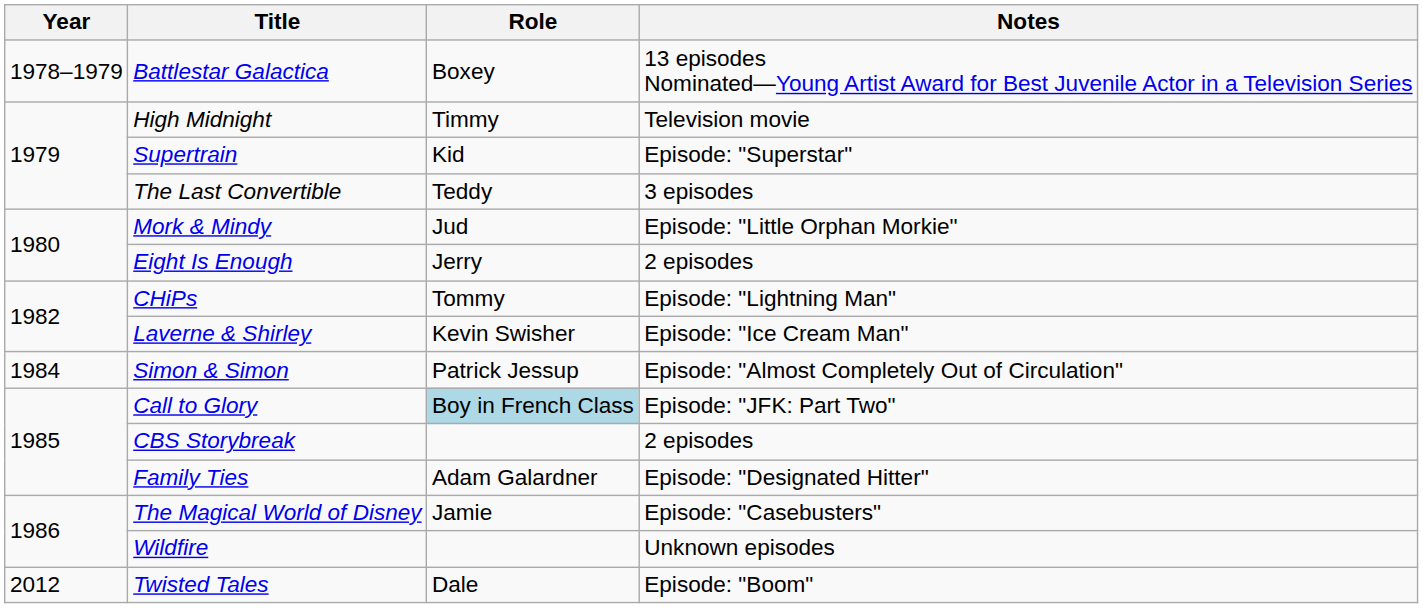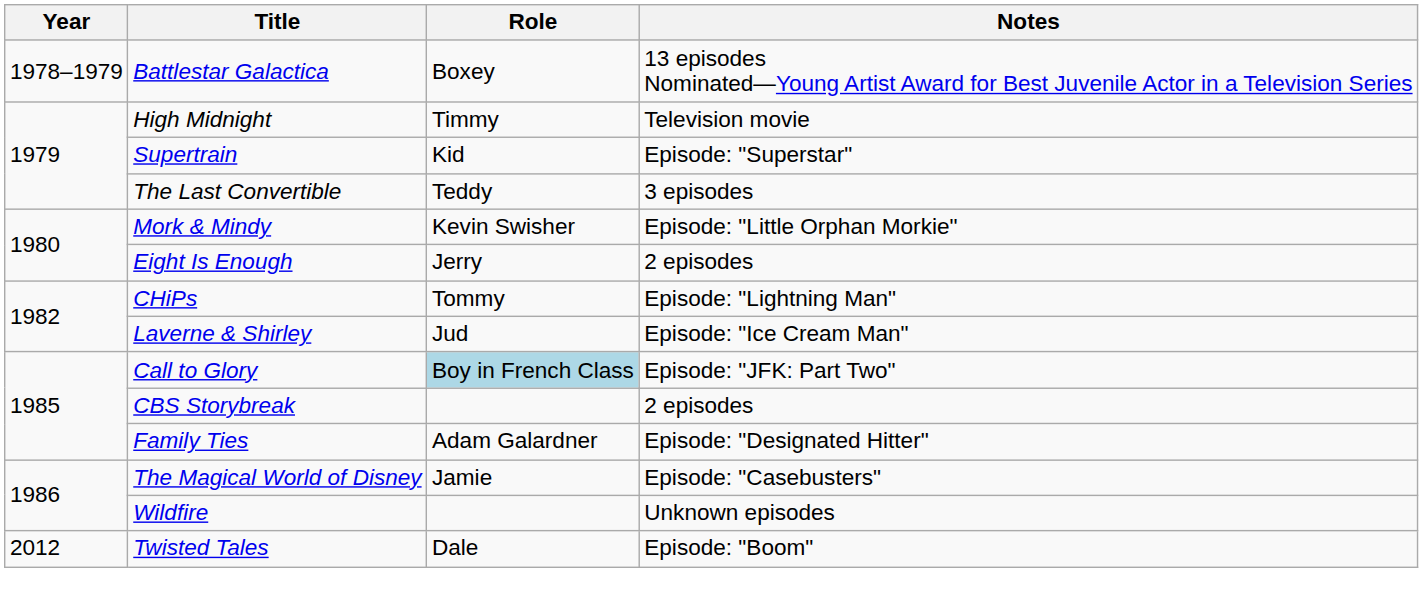(450, 226) Jud -> (503, 226) Kevin Swisher
(503, 333) Kevin Swisher -> (450, 333) Jud
- row: (211, 369)
